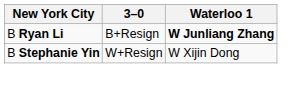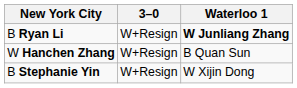(132, 33) B+Resign -> (149, 33) W+Resign
+ row: (61, 53)
